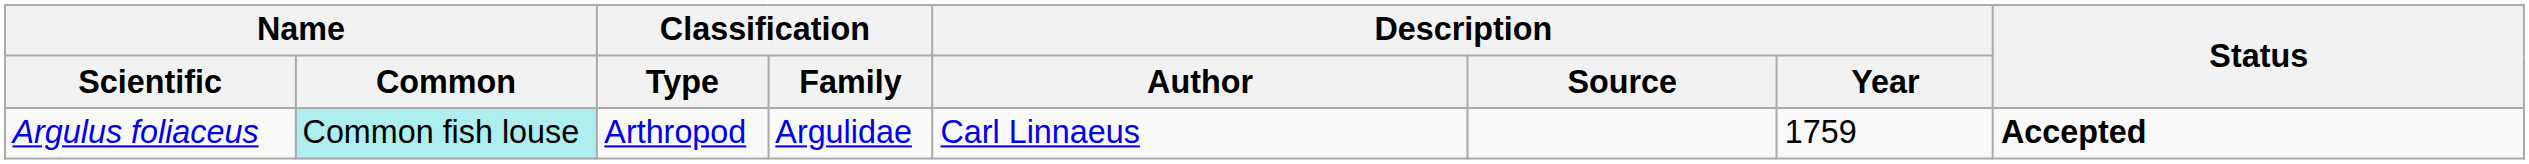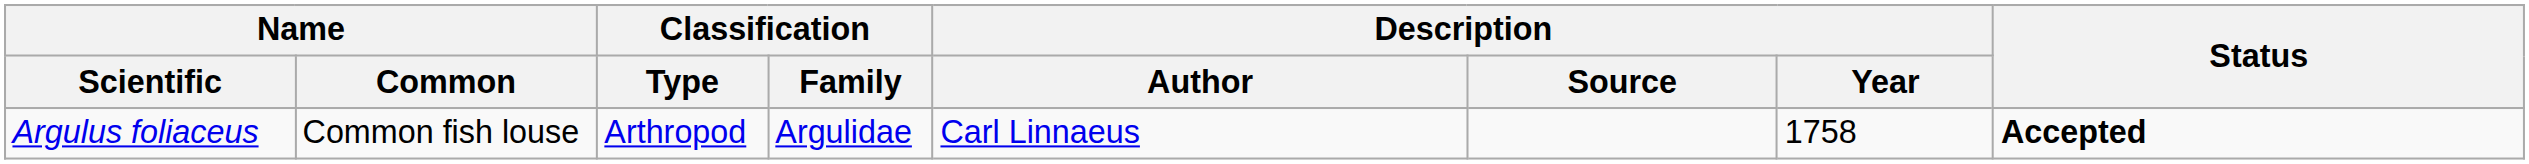(441, 132) paleturquoise background -> (441, 132) no background
(1821, 132) 1759 -> (1821, 132) 1758
